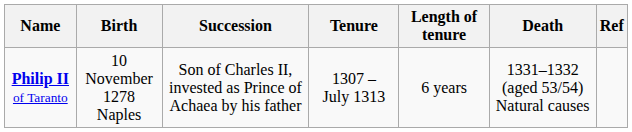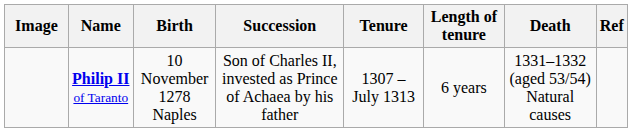+ column: (36, 26)
